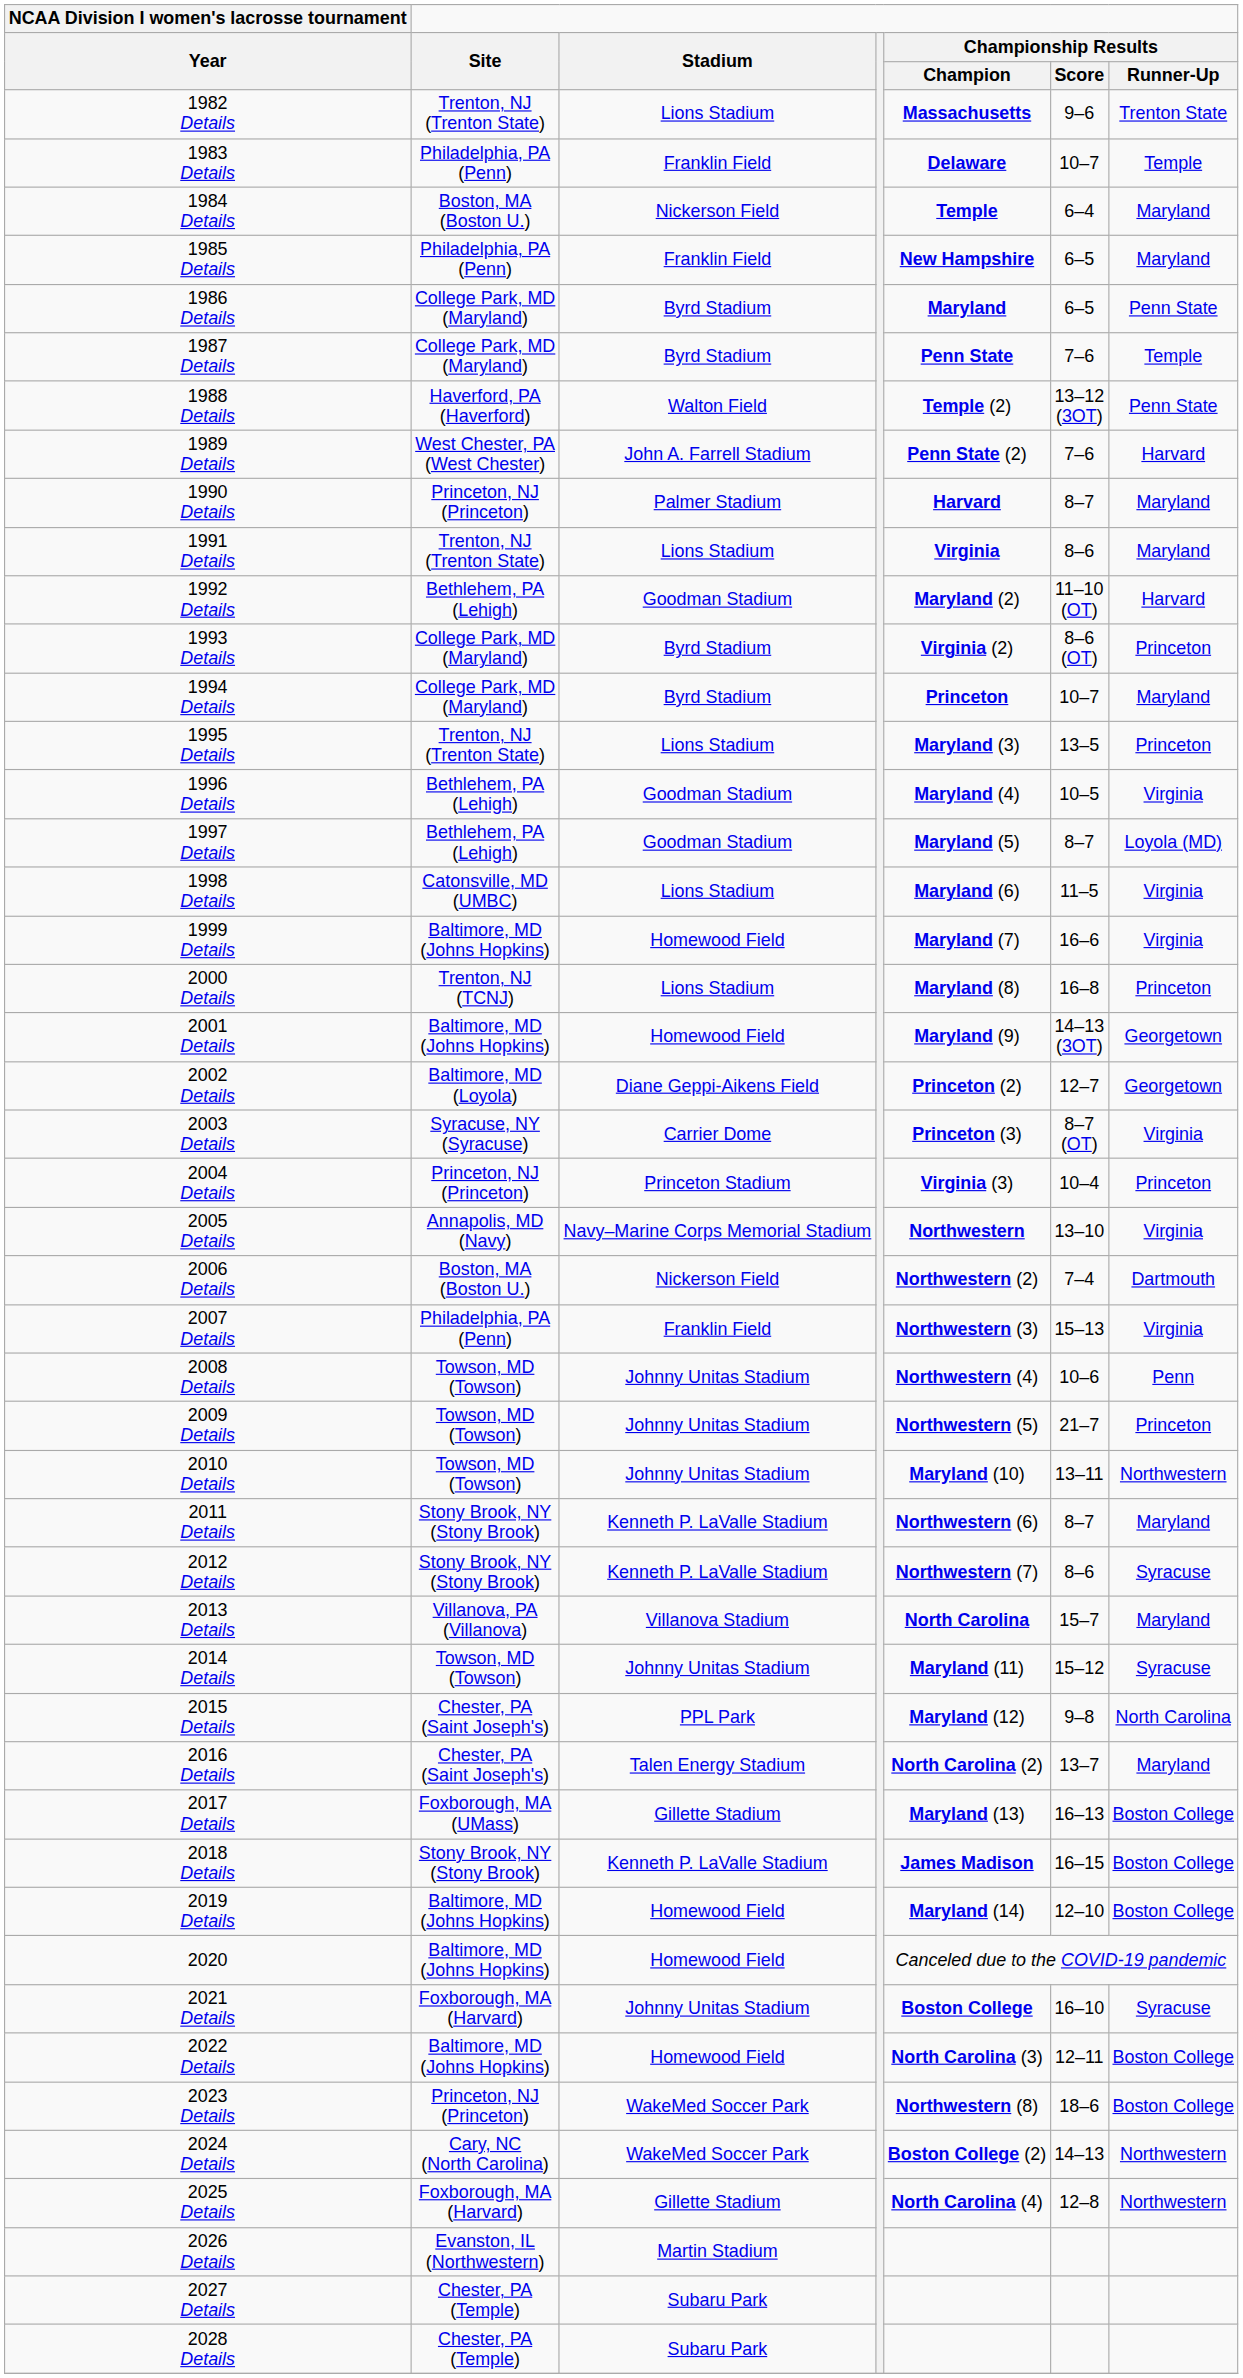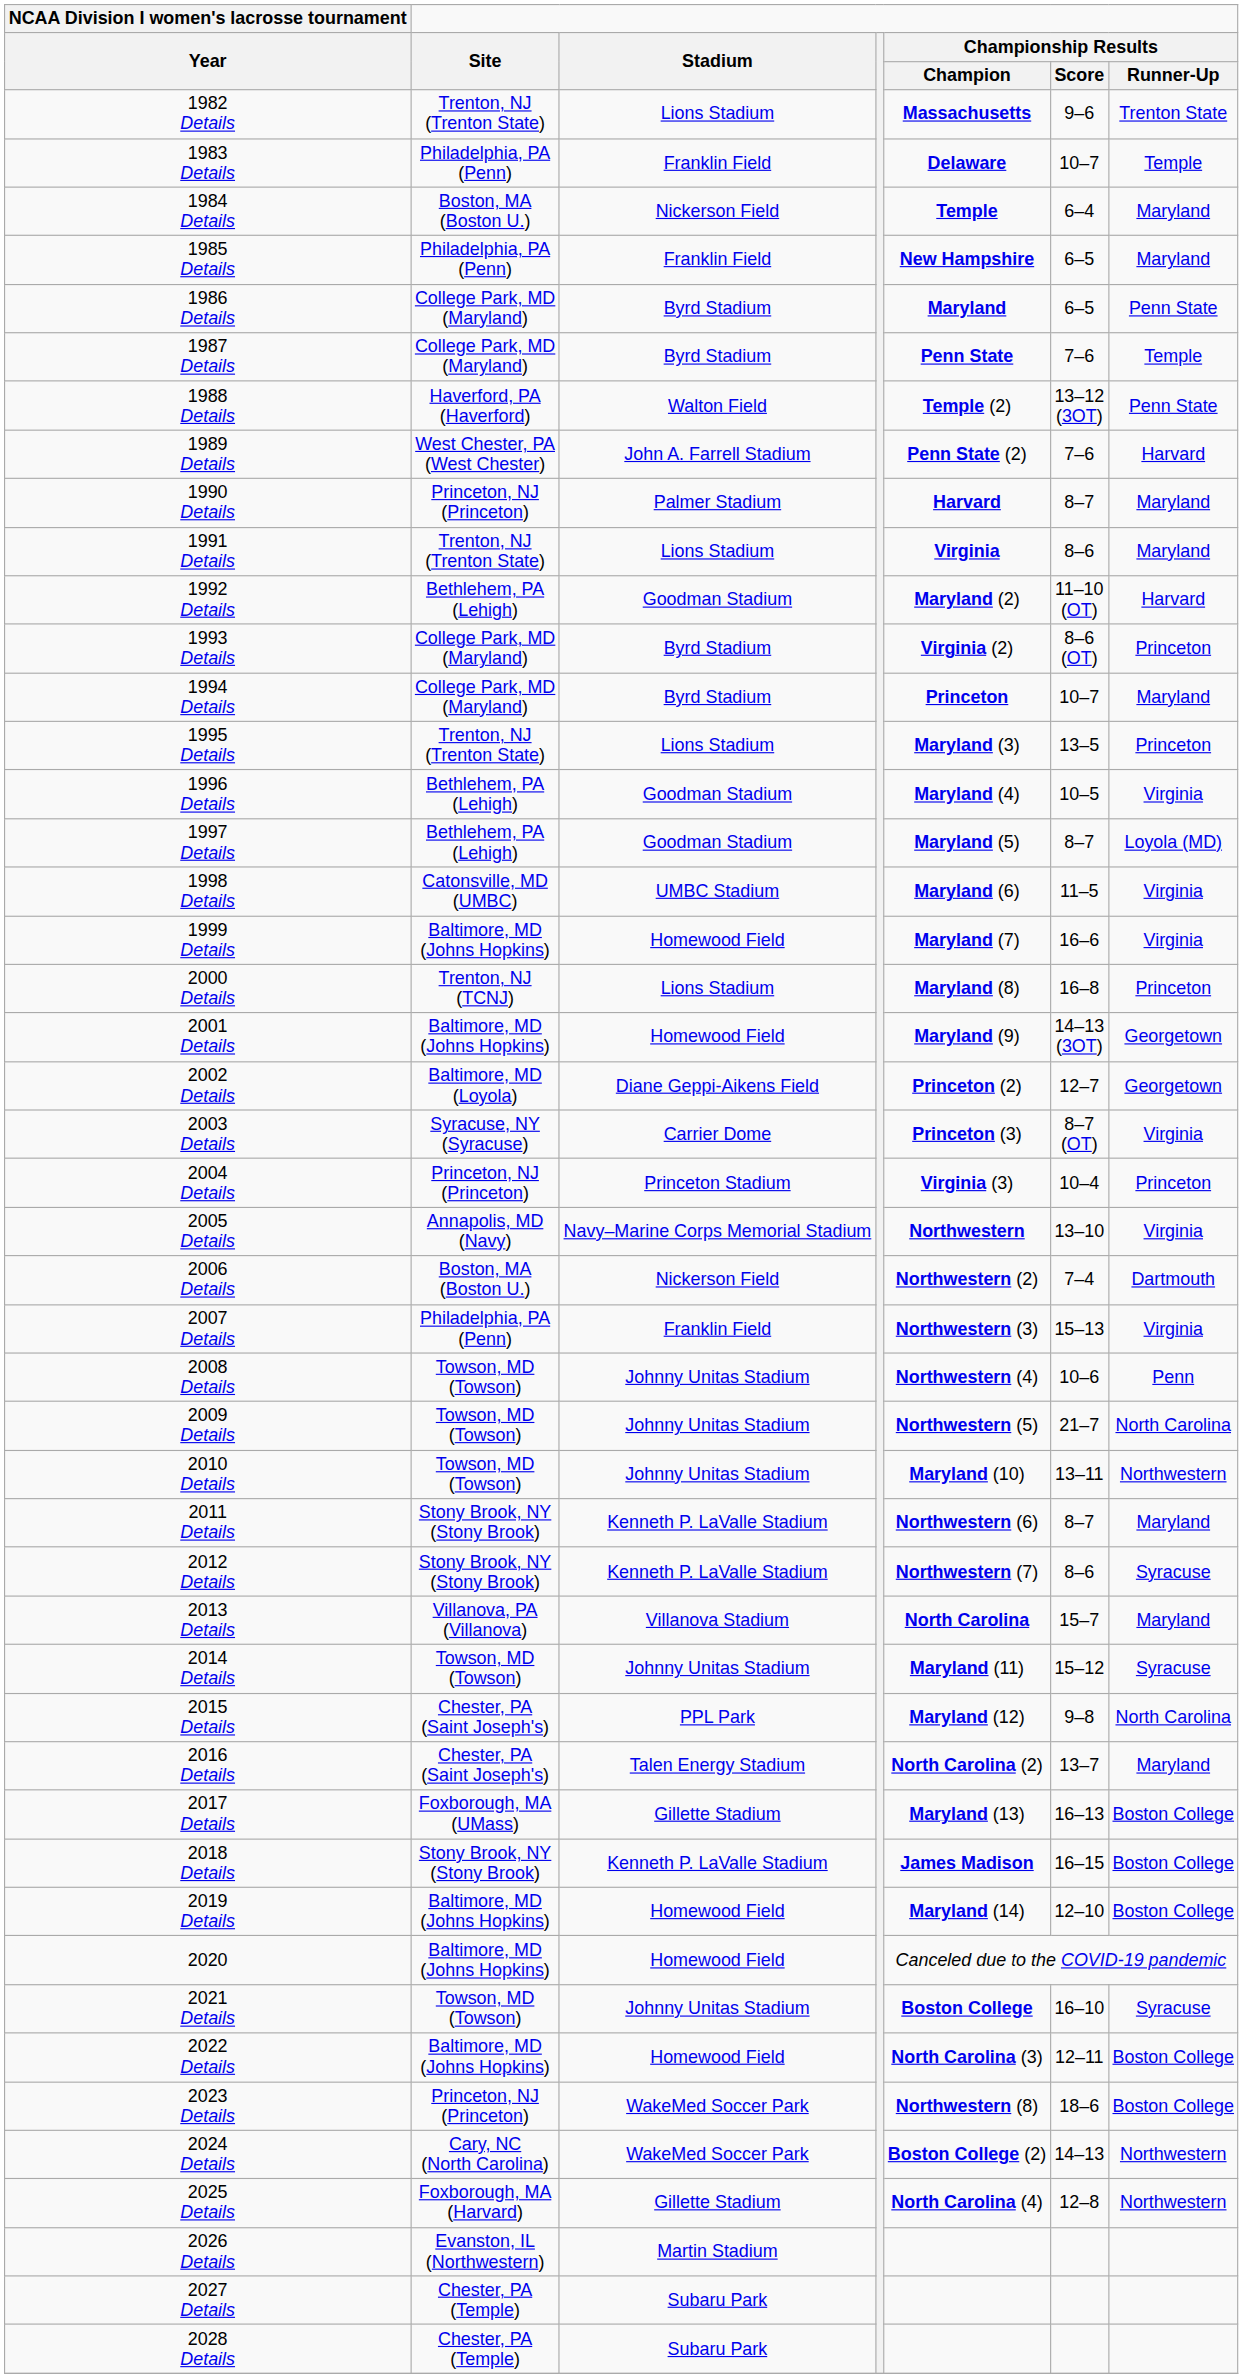(717, 891) Lions Stadium -> (717, 891) UMBC Stadium
(1173, 1425) Princeton -> (1173, 1425) North Carolina
(485, 2008) Foxborough, MA (Harvard) -> (485, 2008) Towson, MD (Towson)
